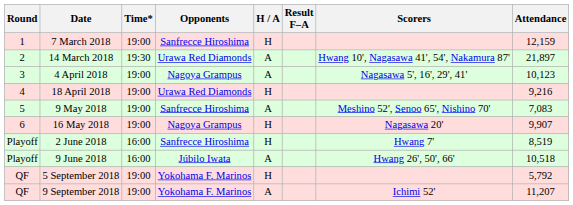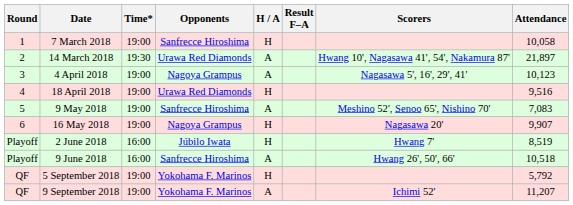(541, 41) 12,159 -> (541, 41) 10,058
(541, 91) 9,216 -> (541, 91) 9,516
(205, 141) Sanfrecce Hiroshima -> (205, 141) Júbilo Iwata
(205, 158) Júbilo Iwata -> (205, 158) Sanfrecce Hiroshima
